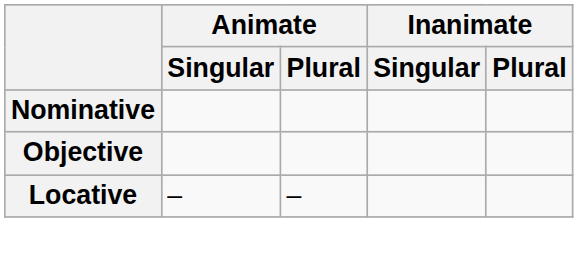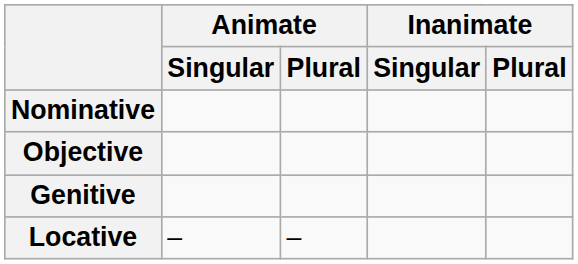+ row: (83, 195)
